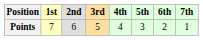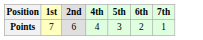- column: (98, 11)
